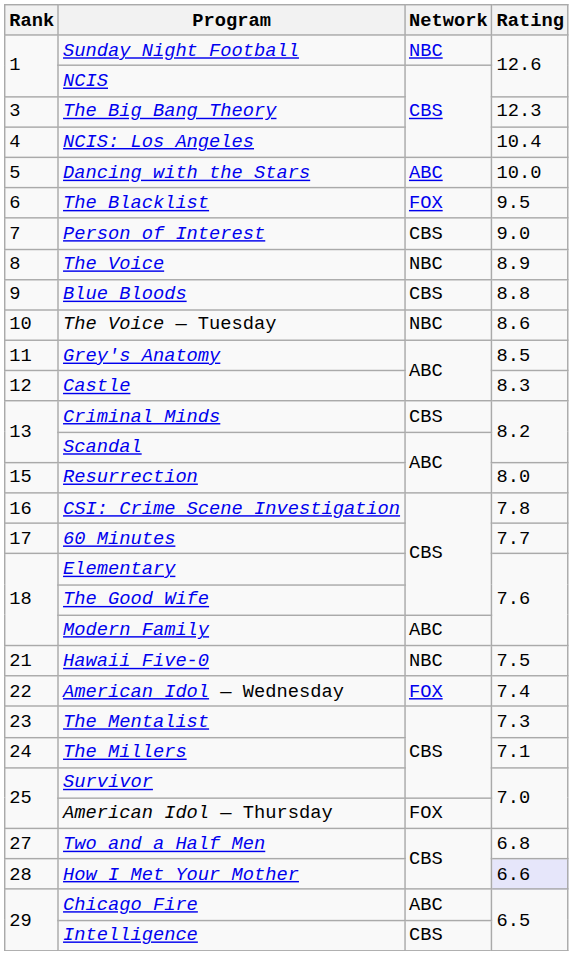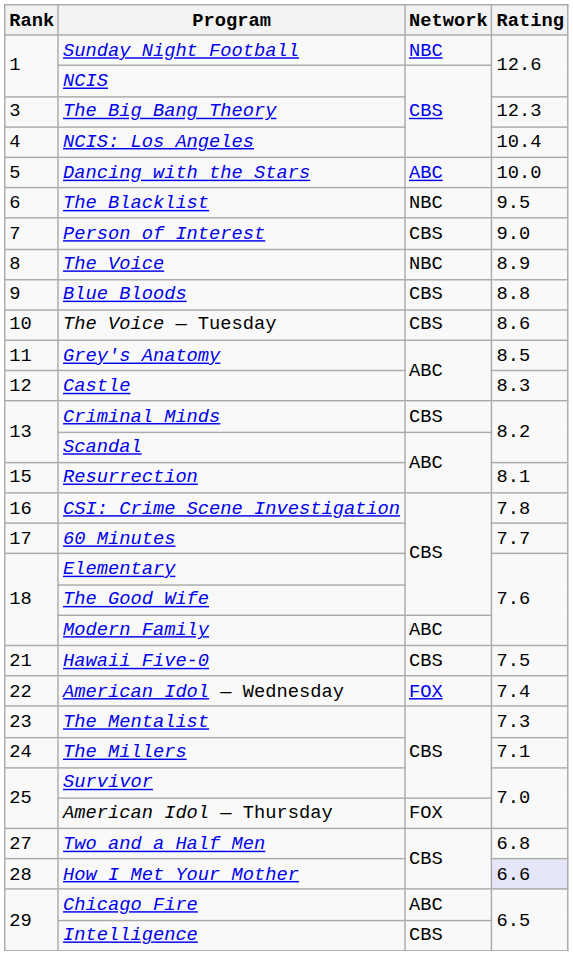(426, 203) FOX -> (426, 203) NBC
(426, 325) NBC -> (426, 325) CBS
(513, 478) 8.0 -> (513, 478) 8.1
(426, 661) NBC -> (426, 661) CBS
